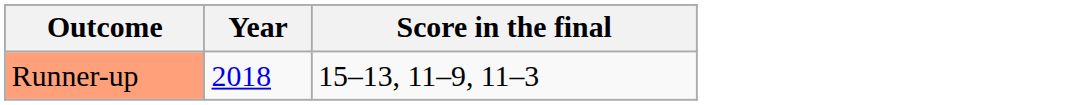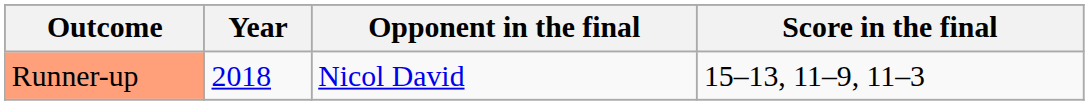+ column: (504, 28)
